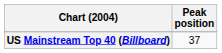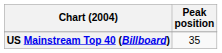(194, 40) 37 -> (194, 40) 35
